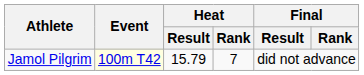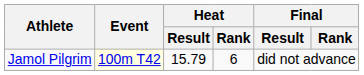(234, 60) 7 -> (234, 60) 6
